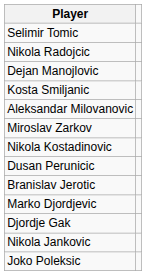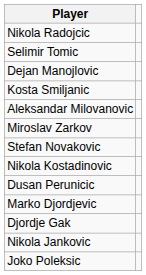rows swapped: (43, 33) <-> (48, 52)
+ row: (54, 147)
- row: (51, 185)
